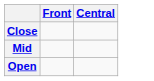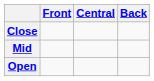+ column: (134, 13)
